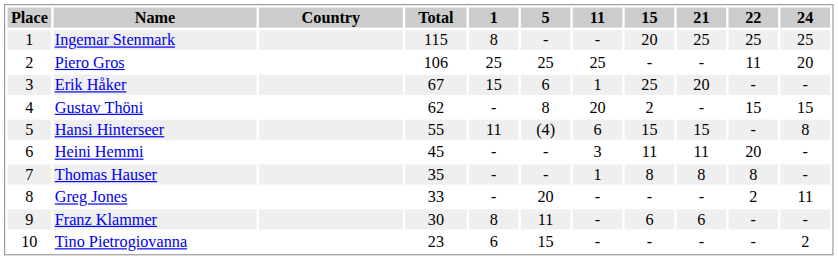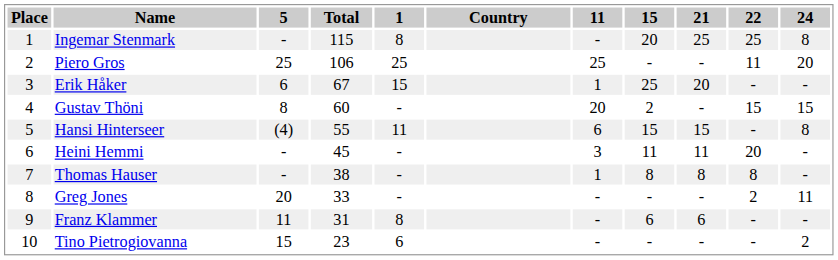columns swapped: (331, 18) <-> (546, 18)
(805, 40) 25 -> (805, 40) 8
(436, 107) 62 -> (341, 107) 60
(436, 175) 35 -> (341, 175) 38
(436, 219) 30 -> (341, 219) 31
